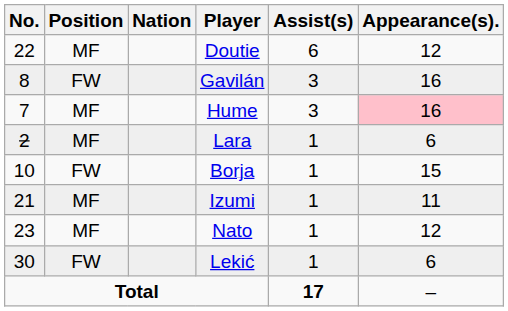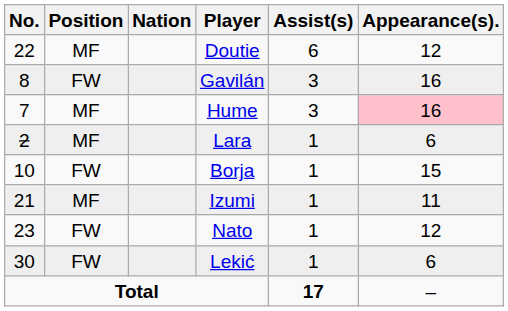(86, 230) MF -> (86, 230) FW
